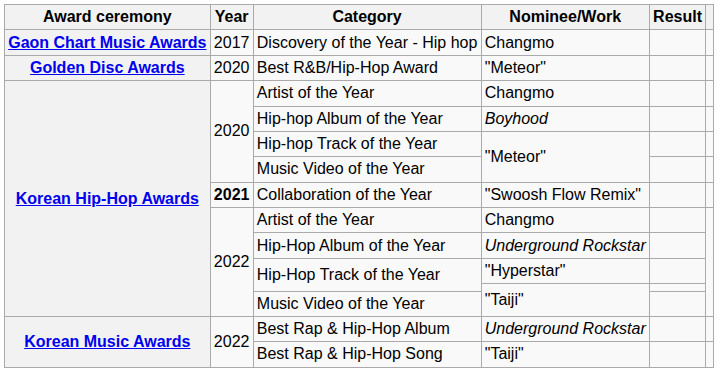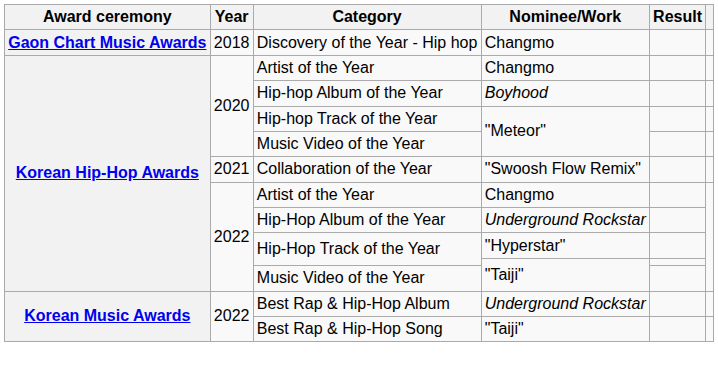(232, 42) 2017 -> (232, 42) 2018
- row: (347, 67)
(232, 194) bold -> (232, 169) normal
